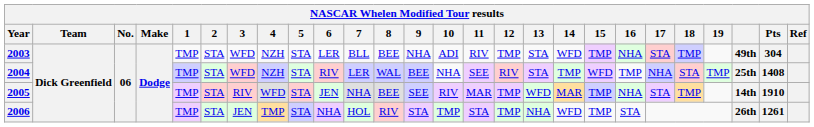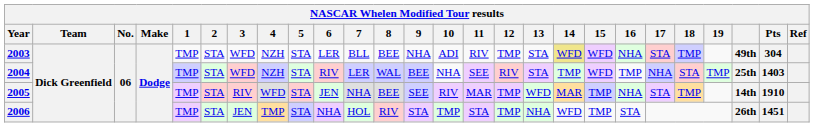(569, 53) no background -> (569, 53) khaki background
(600, 53) TMP -> (600, 53) WFD
(773, 72) 1408 -> (773, 72) 1403
(773, 111) 1261 -> (773, 111) 1451
